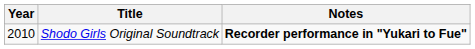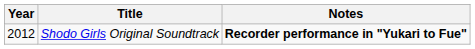(21, 34) 2010 -> (21, 34) 2012
